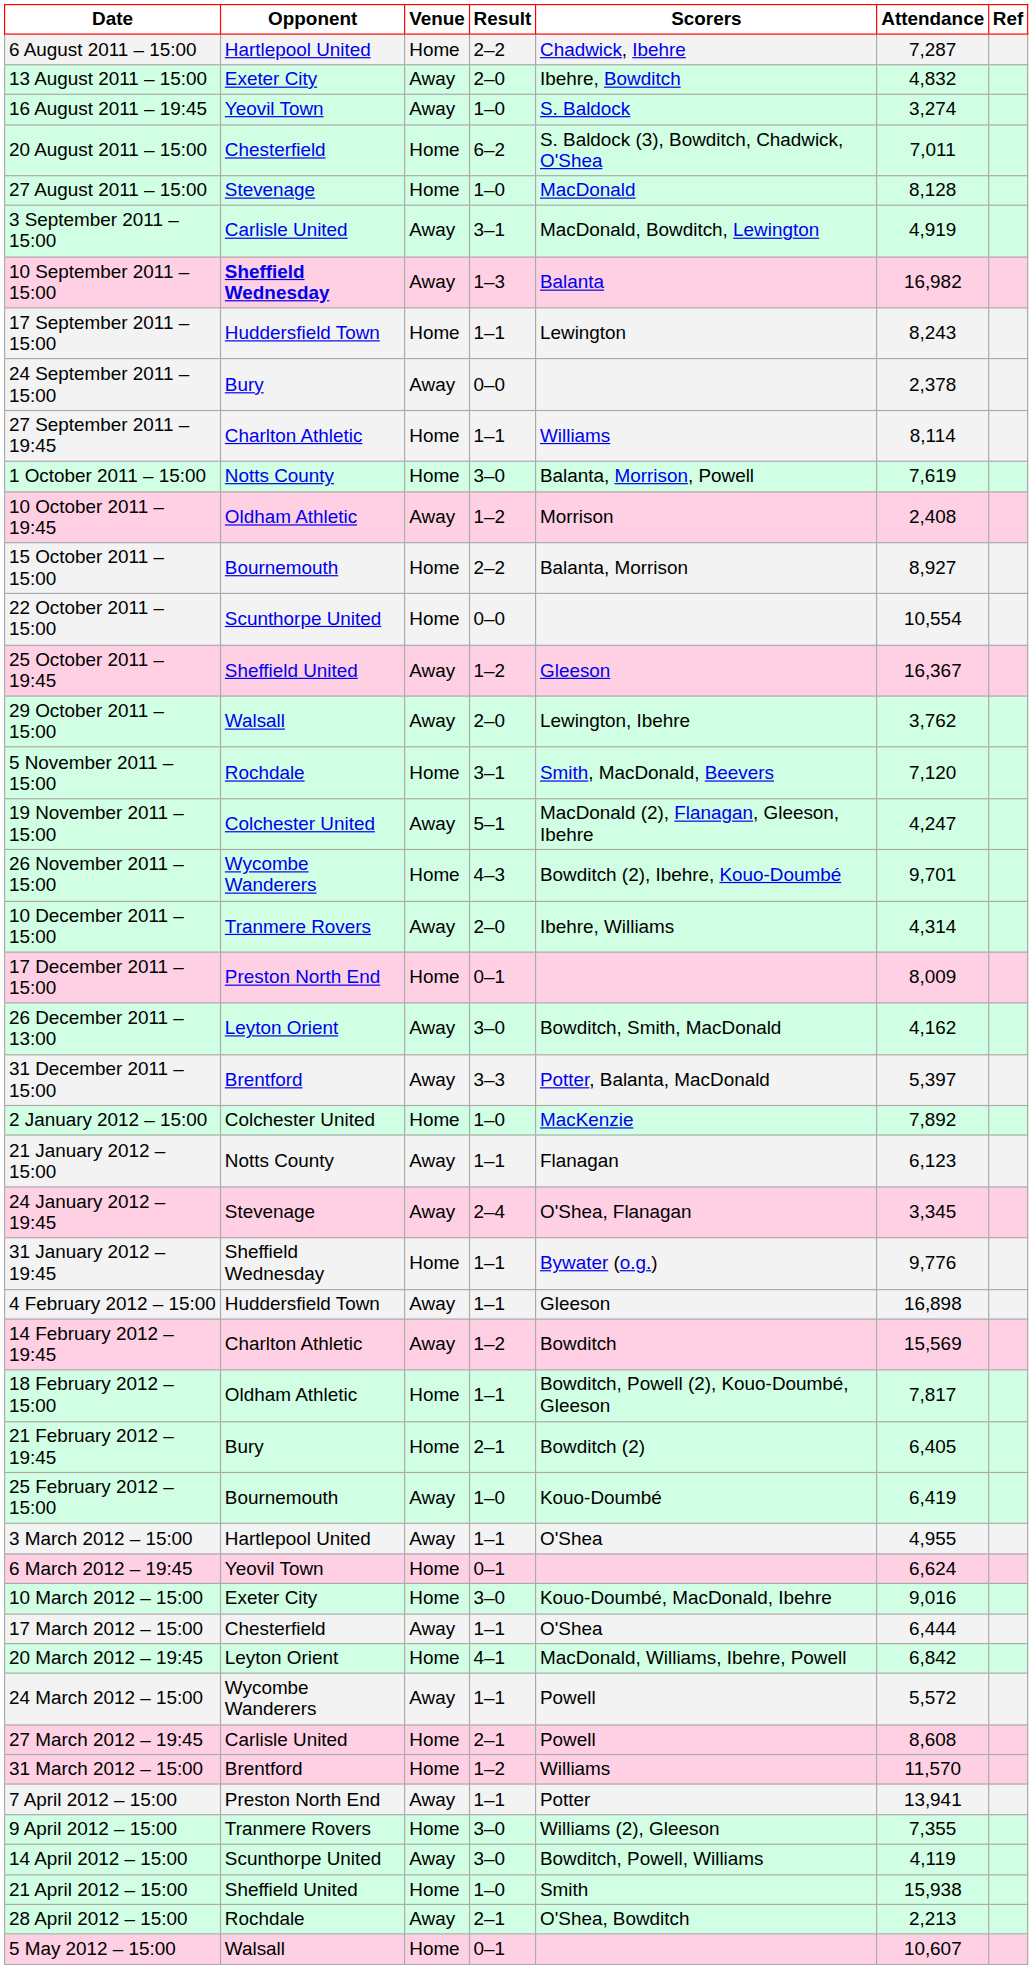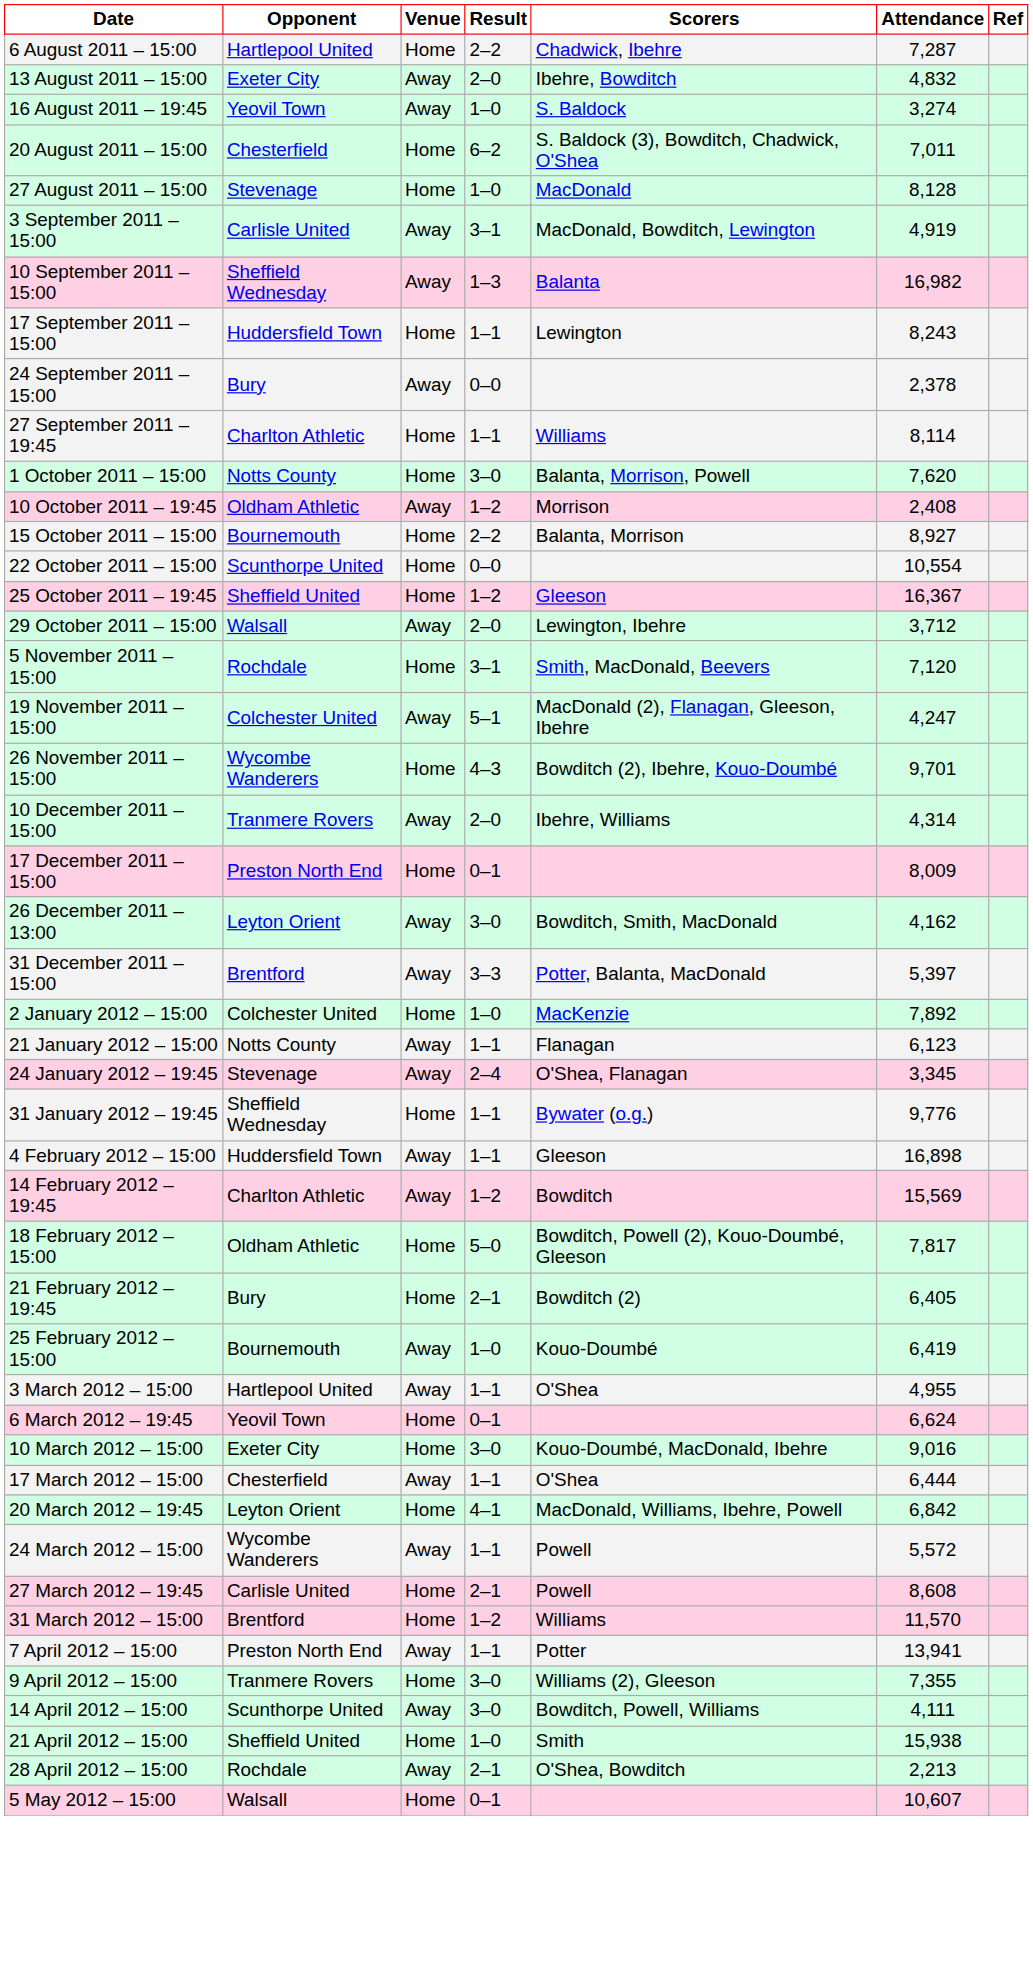(277, 282) bold -> (277, 282) normal
(933, 476) 7,619 -> (933, 476) 7,620
(432, 670) Away -> (430, 596) Home
(933, 721) 3,762 -> (933, 625) 3,712
(489, 1395) 1–1 -> (485, 1246) 5–0
(933, 1859) 4,119 -> (933, 1710) 4,111
